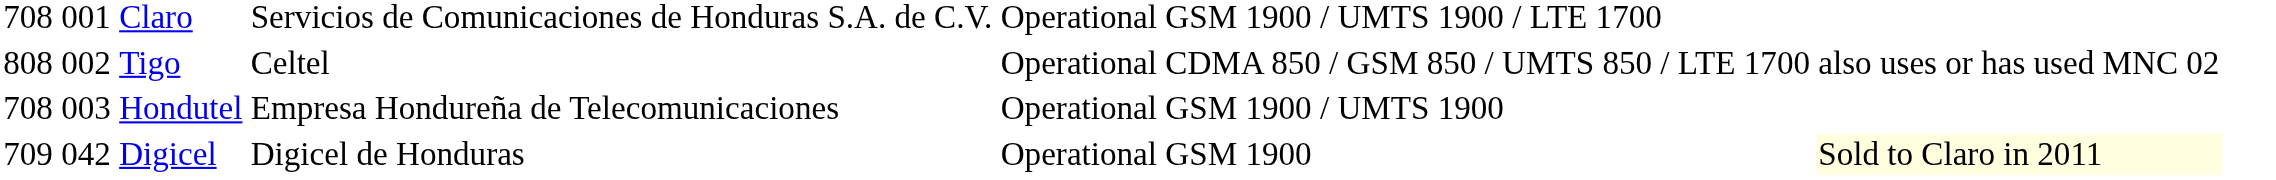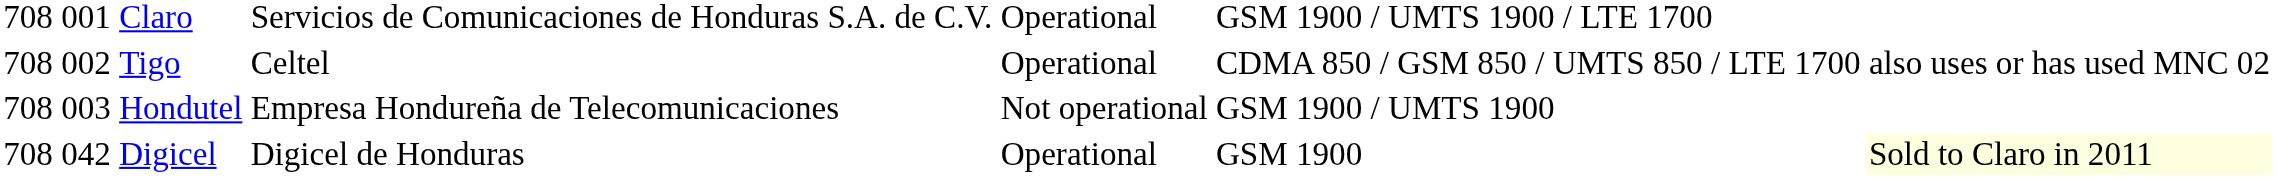(28, 62) 808 -> (28, 62) 708
(1079, 108) Operational -> (1104, 108) Not operational
(28, 153) 709 -> (28, 153) 708
